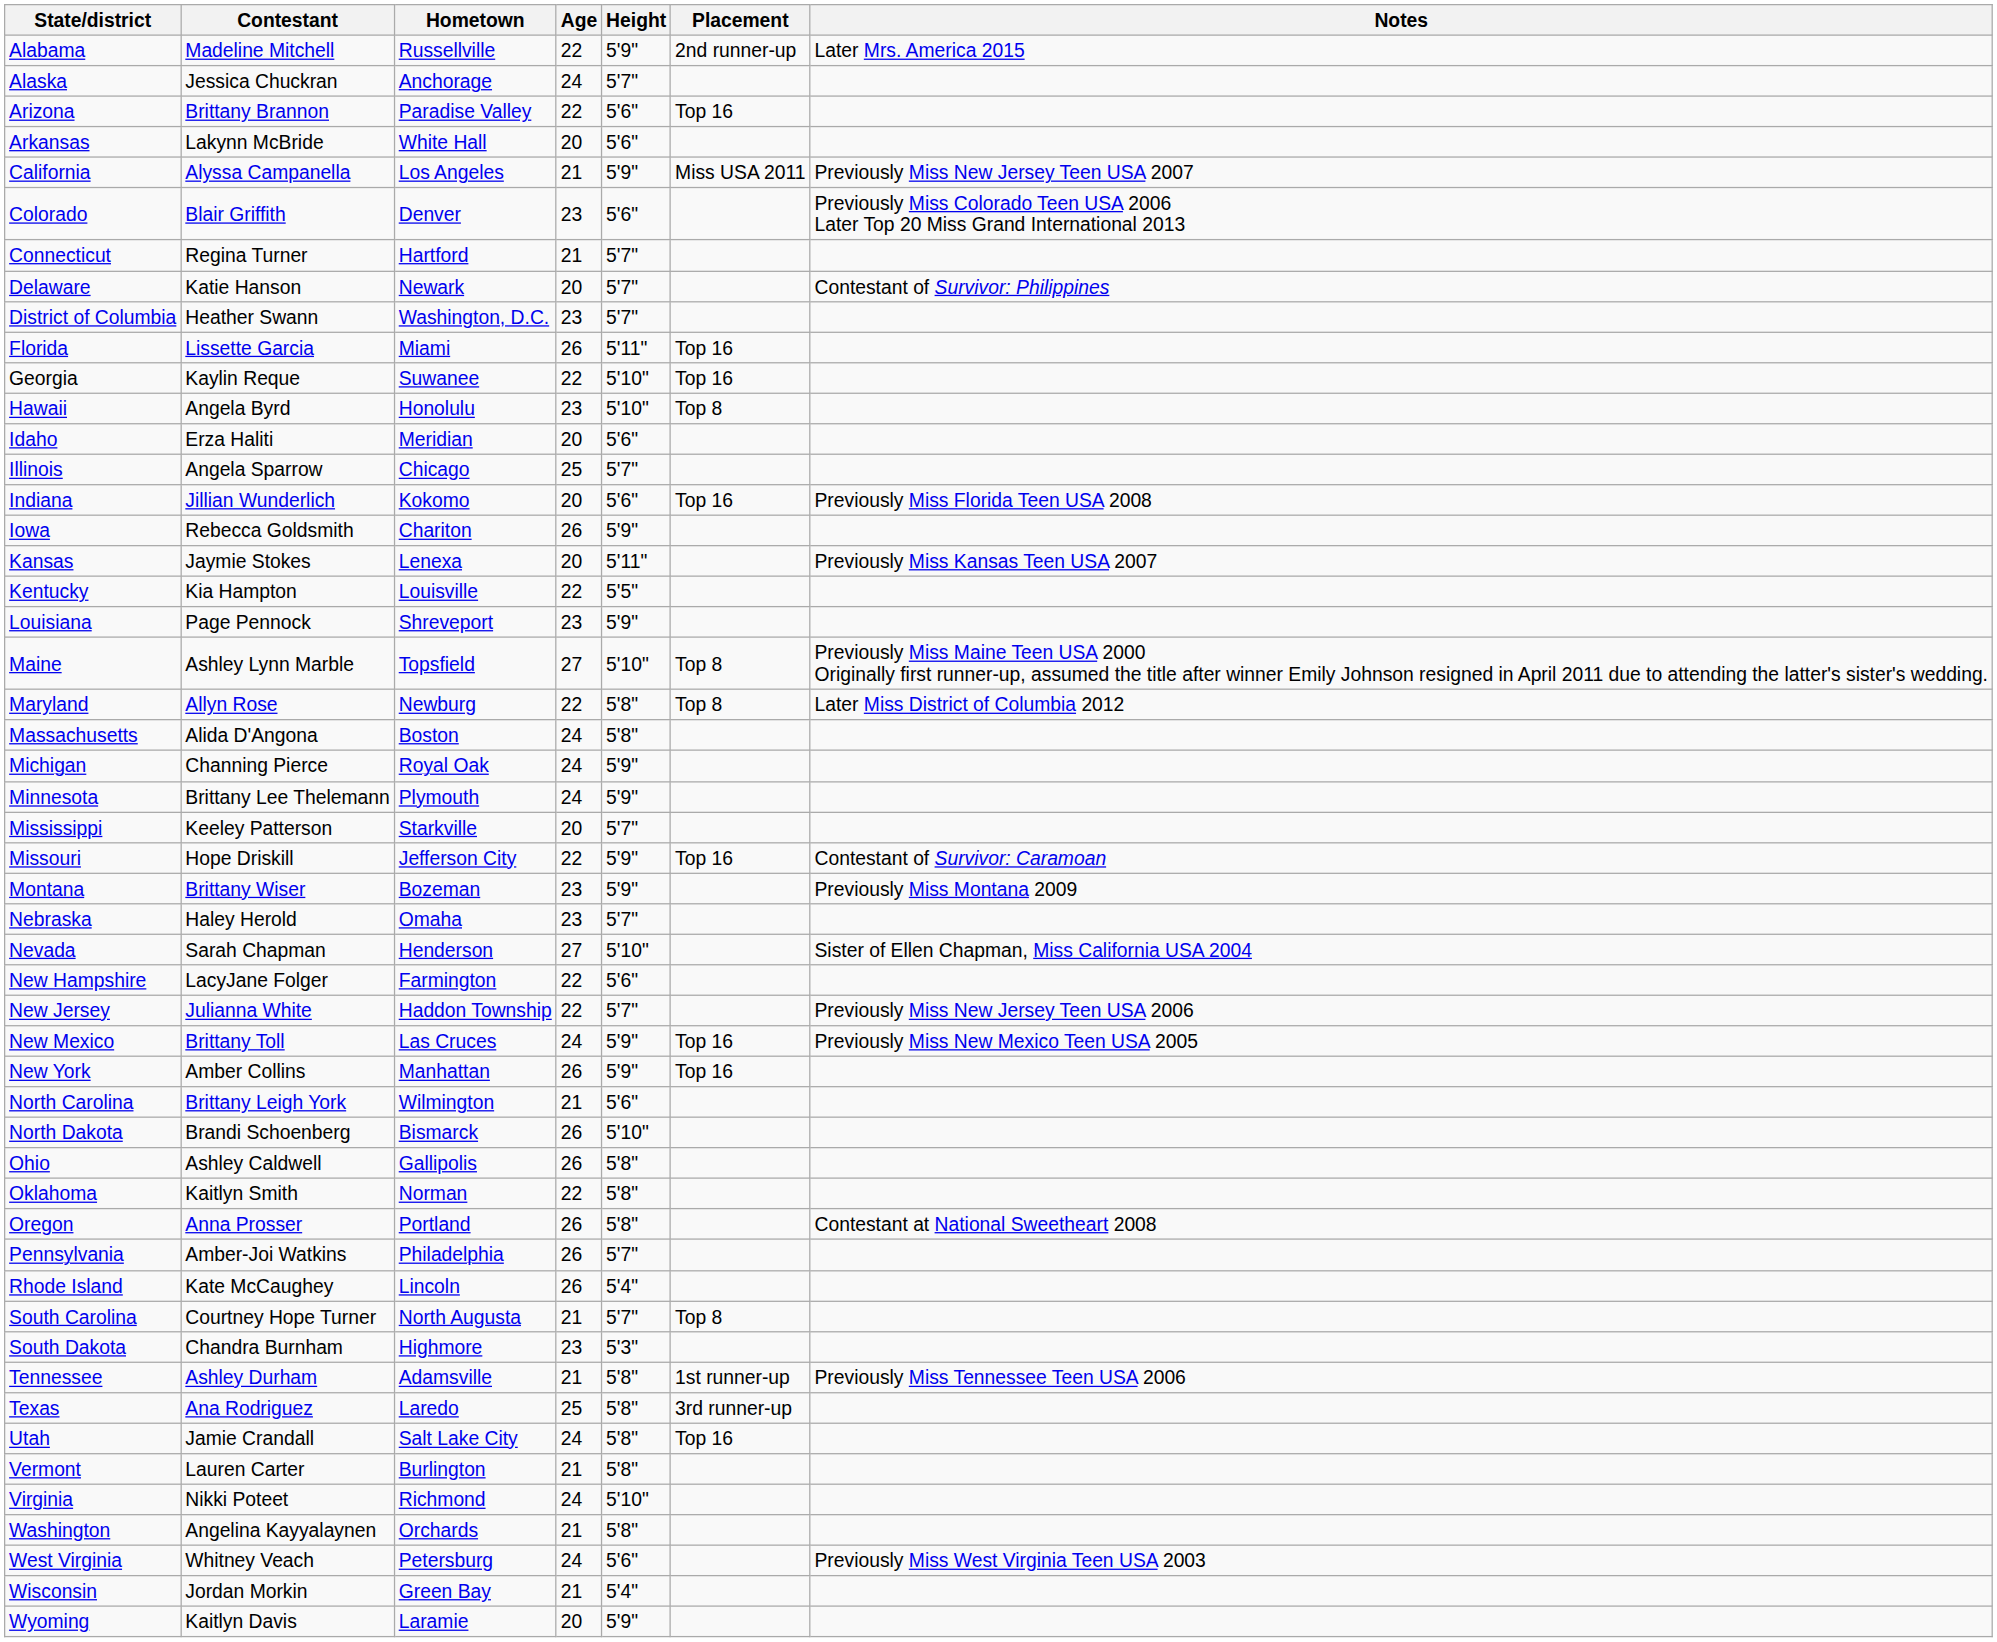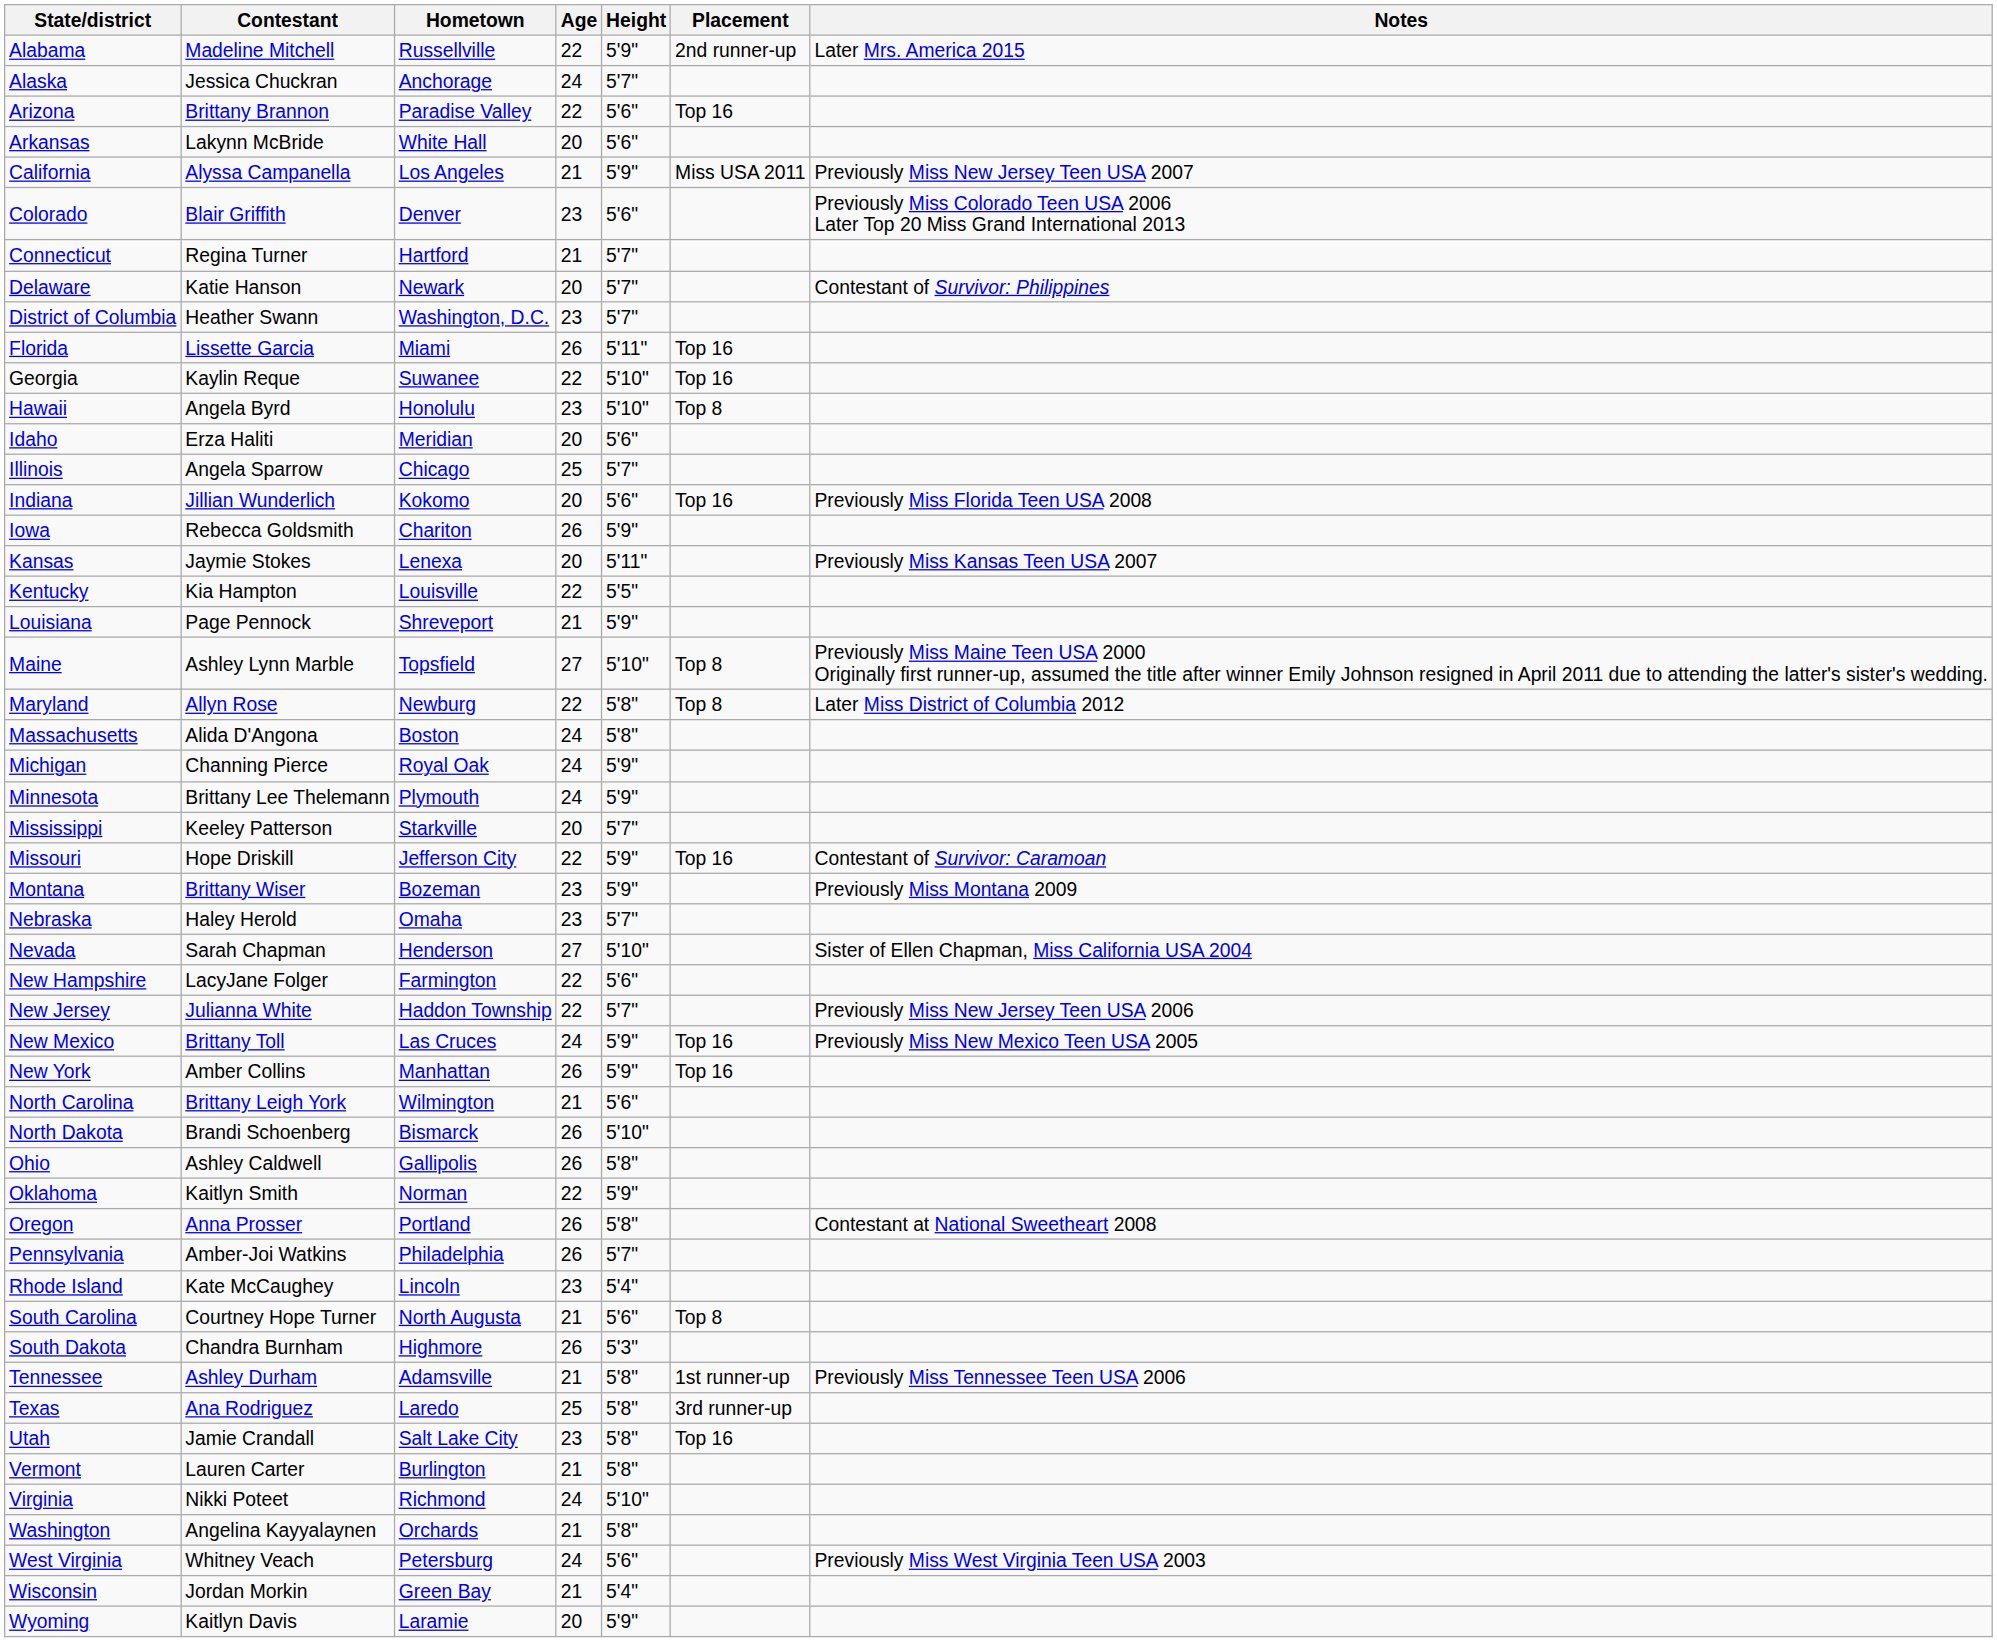(571, 622) 23 -> (571, 622) 21
(622, 1194) 5'8" -> (622, 1194) 5'9"
(571, 1286) 26 -> (571, 1286) 23
(622, 1316) 5'7" -> (622, 1316) 5'6"
(571, 1347) 23 -> (571, 1347) 26
(571, 1438) 24 -> (571, 1438) 23
